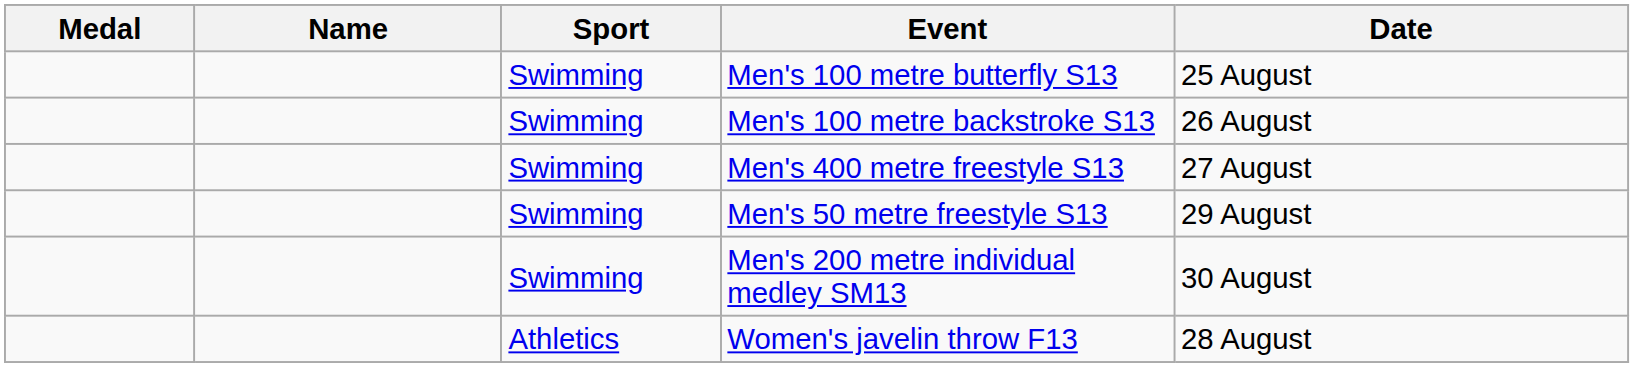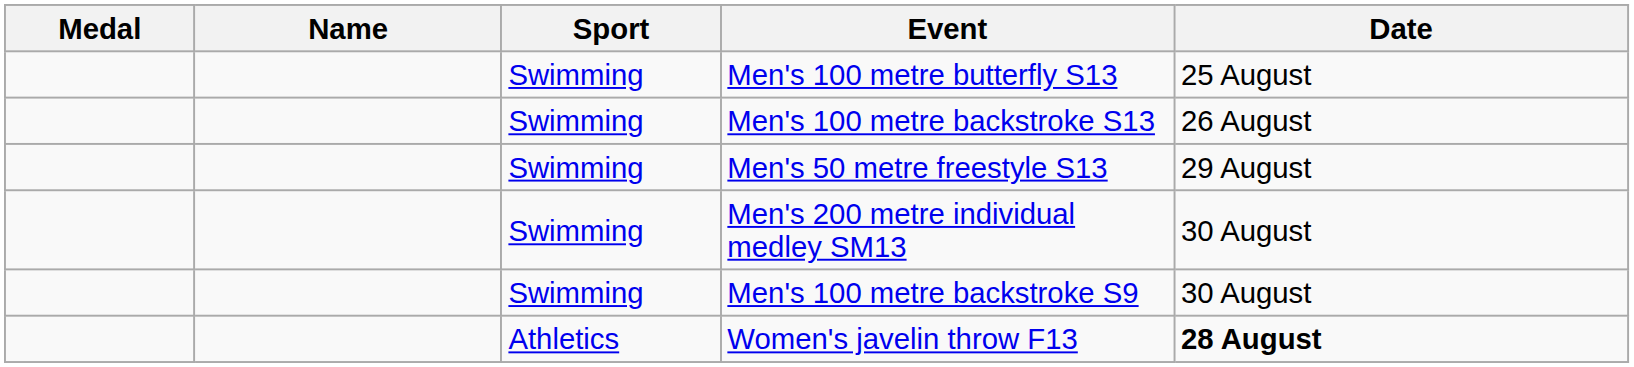- row: (926, 168)
+ row: (933, 293)
(1246, 340) normal -> (1251, 340) bold
